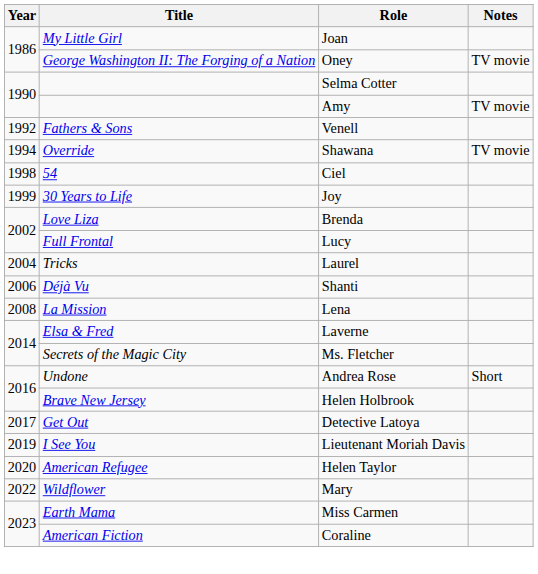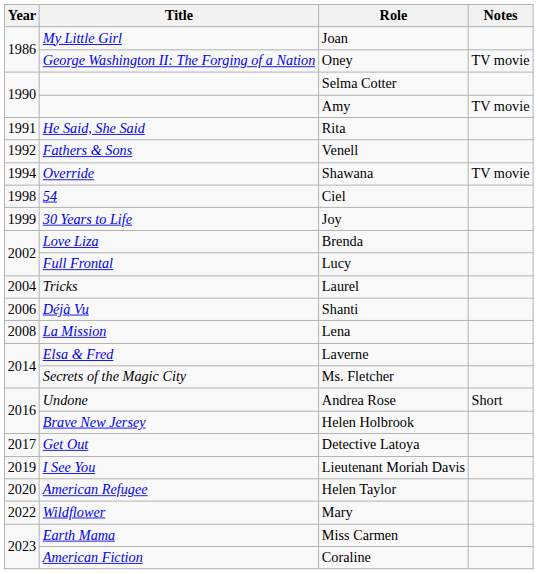+ row: (334, 128)
